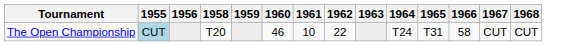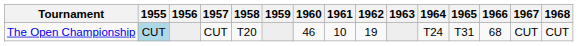+ column: (216, 14)
(340, 32) 22 -> (371, 32) 19
(464, 32) 58 -> (495, 32) 68
